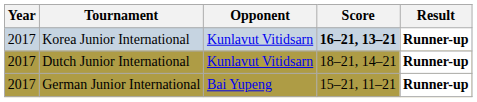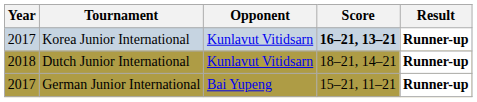(22, 62) 2017 -> (22, 62) 2018
